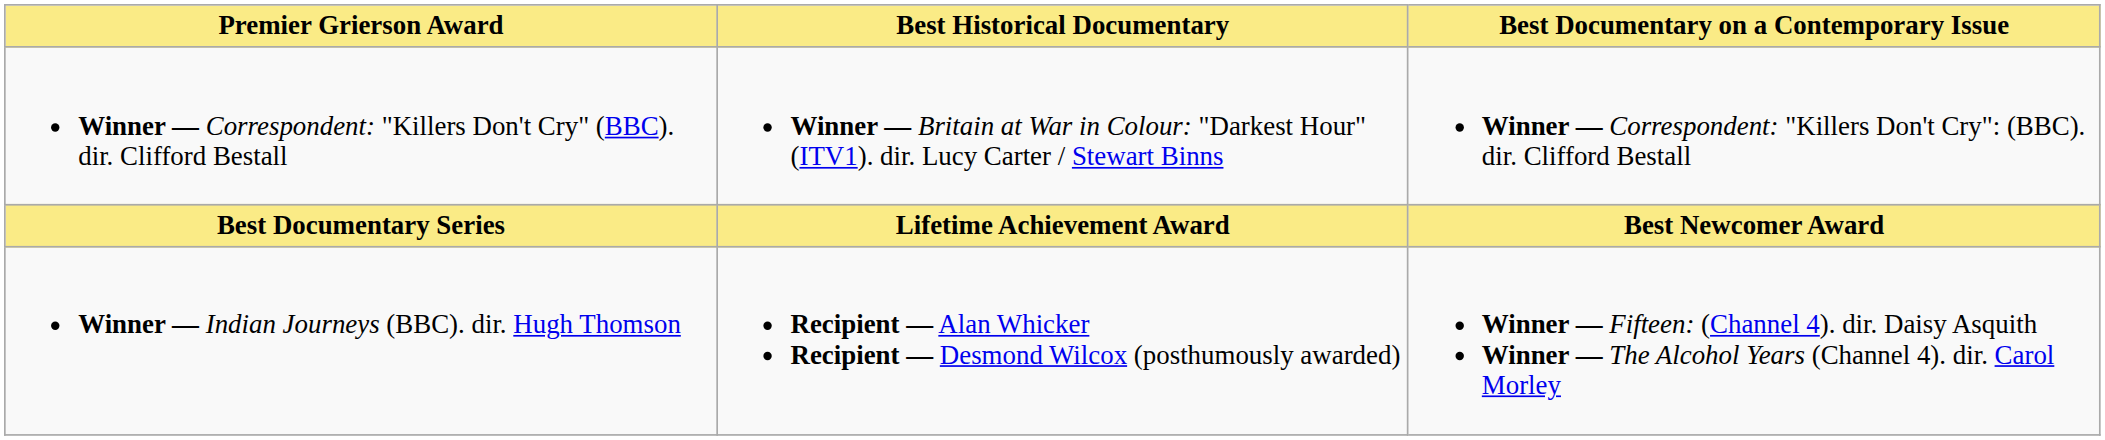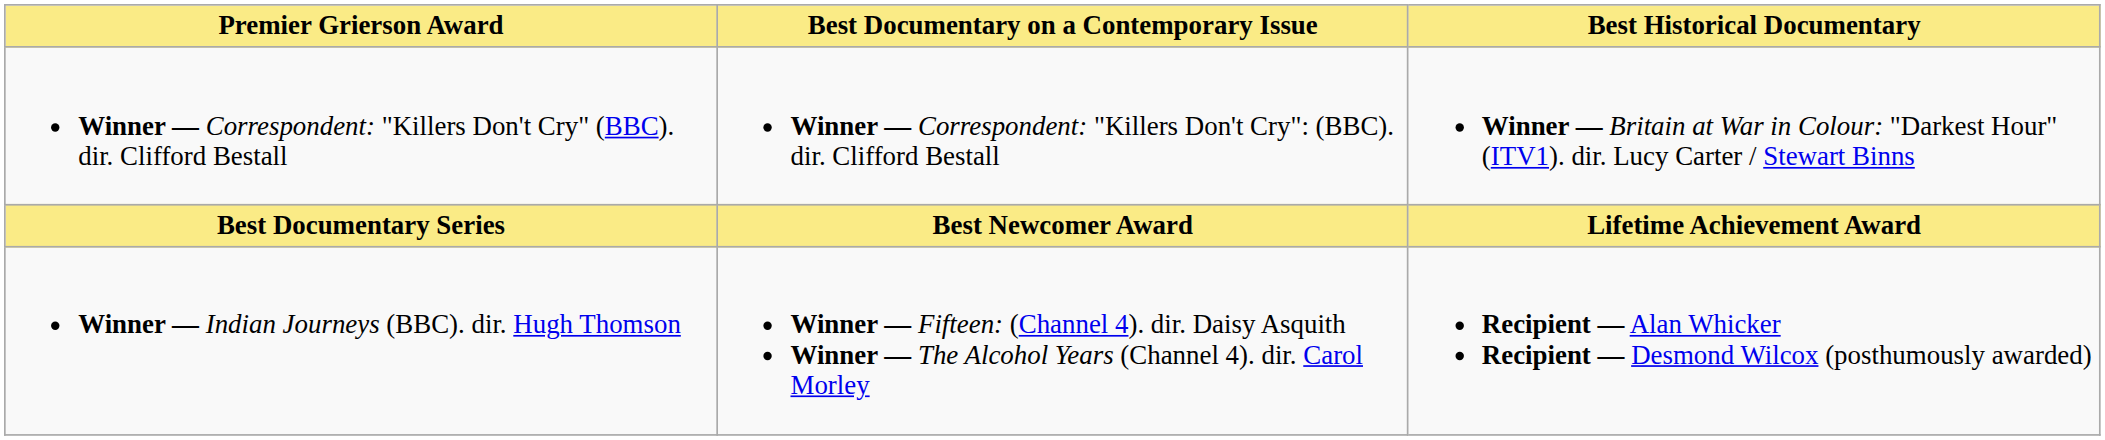columns swapped: (1754, 25) <-> (1063, 25)
